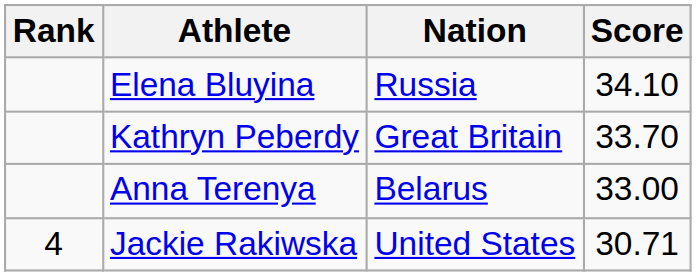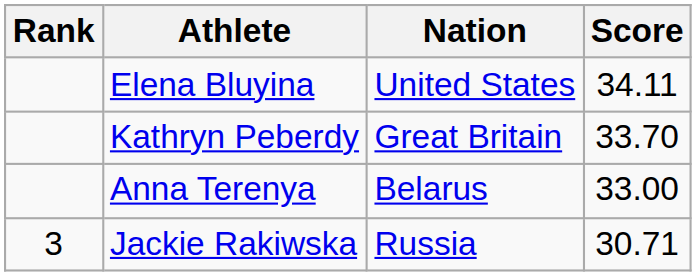(426, 84) Russia -> (475, 84) United States
(637, 84) 34.10 -> (637, 84) 34.11
(54, 243) 4 -> (54, 243) 3
(475, 243) United States -> (426, 243) Russia
